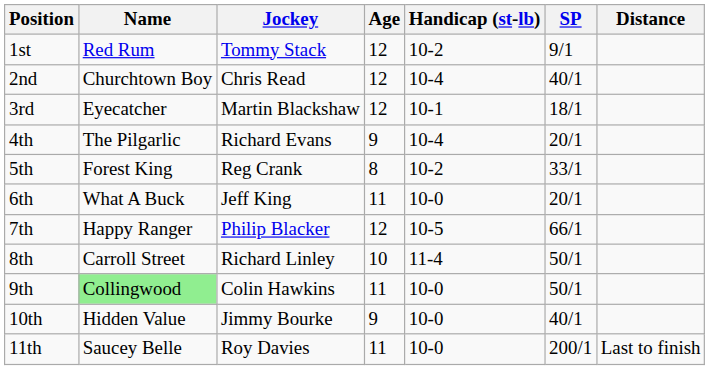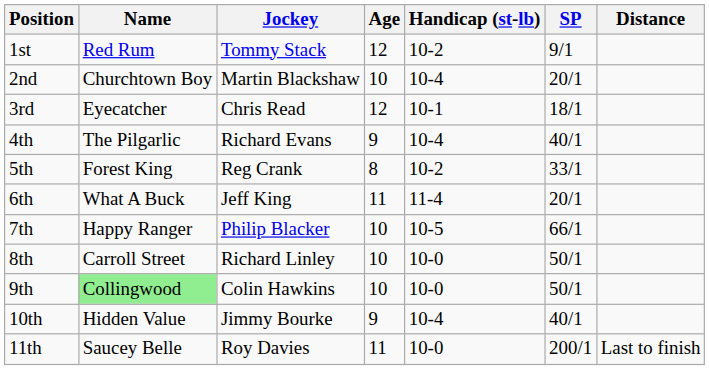(263, 79) Chris Read -> (290, 79) Martin Blackshaw
(378, 79) 12 -> (378, 79) 10
(566, 79) 40/1 -> (566, 79) 20/1
(290, 109) Martin Blackshaw -> (263, 109) Chris Read
(566, 139) 20/1 -> (566, 139) 40/1
(426, 199) 10-0 -> (426, 199) 11-4
(378, 229) 12 -> (378, 229) 10
(426, 259) 11-4 -> (426, 259) 10-0
(378, 288) 11 -> (378, 288) 10
(426, 318) 10-0 -> (426, 318) 10-4
